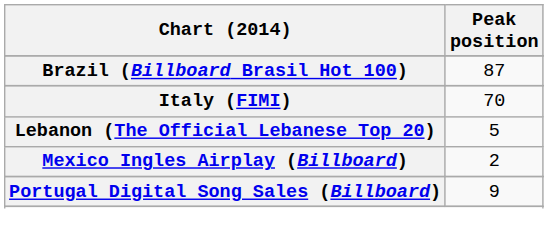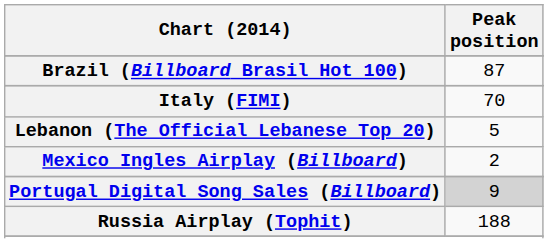(494, 191) no background -> (494, 191) lightgrey background
+ row: (225, 222)
